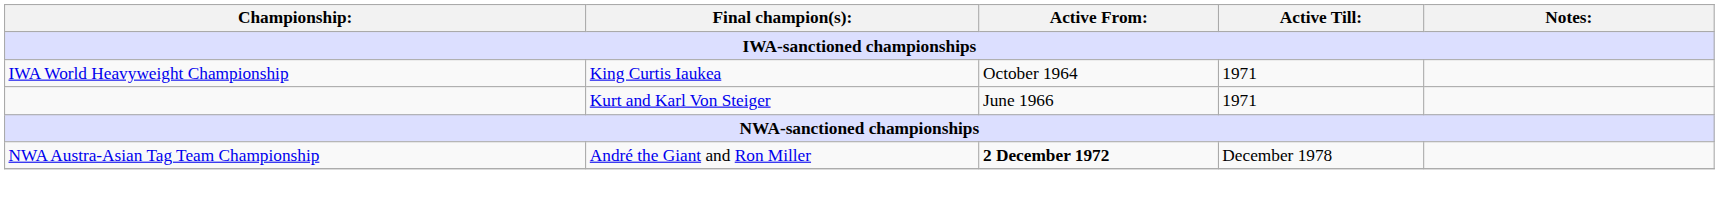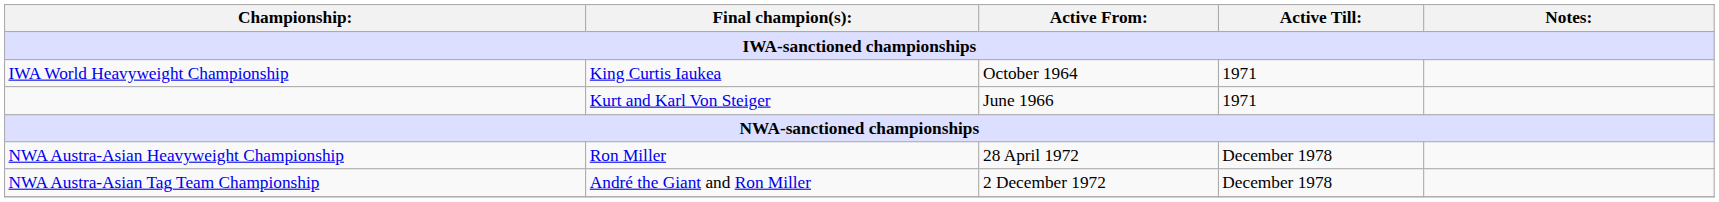+ row: (176, 155)
(1046, 155) bold -> (1044, 182) normal
